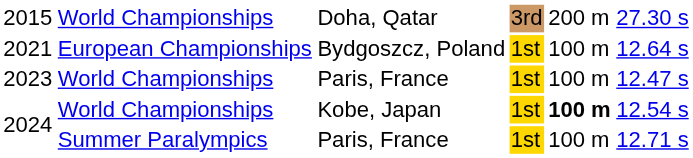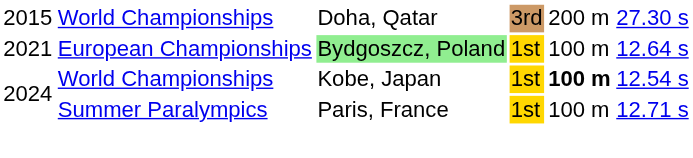(411, 48) no background -> (411, 48) lightgreen background
- row: (28, 79)
